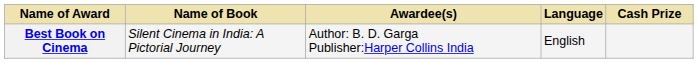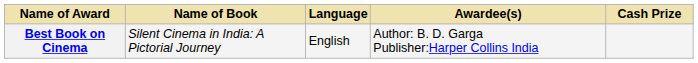columns swapped: (573, 14) <-> (423, 14)
